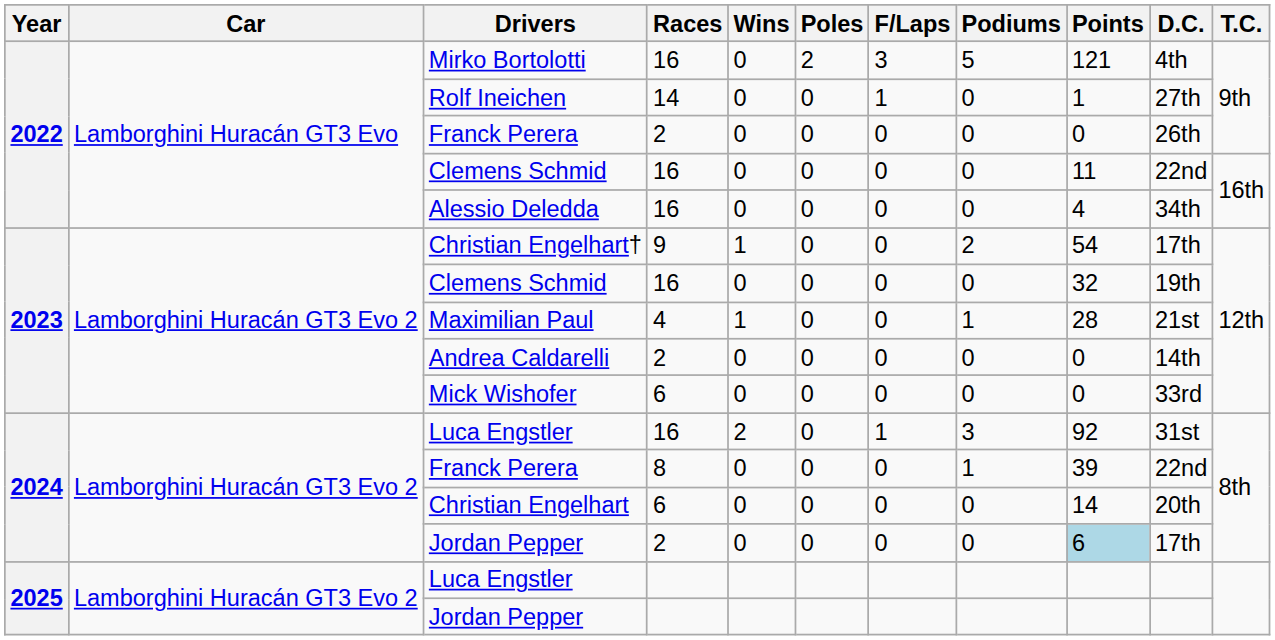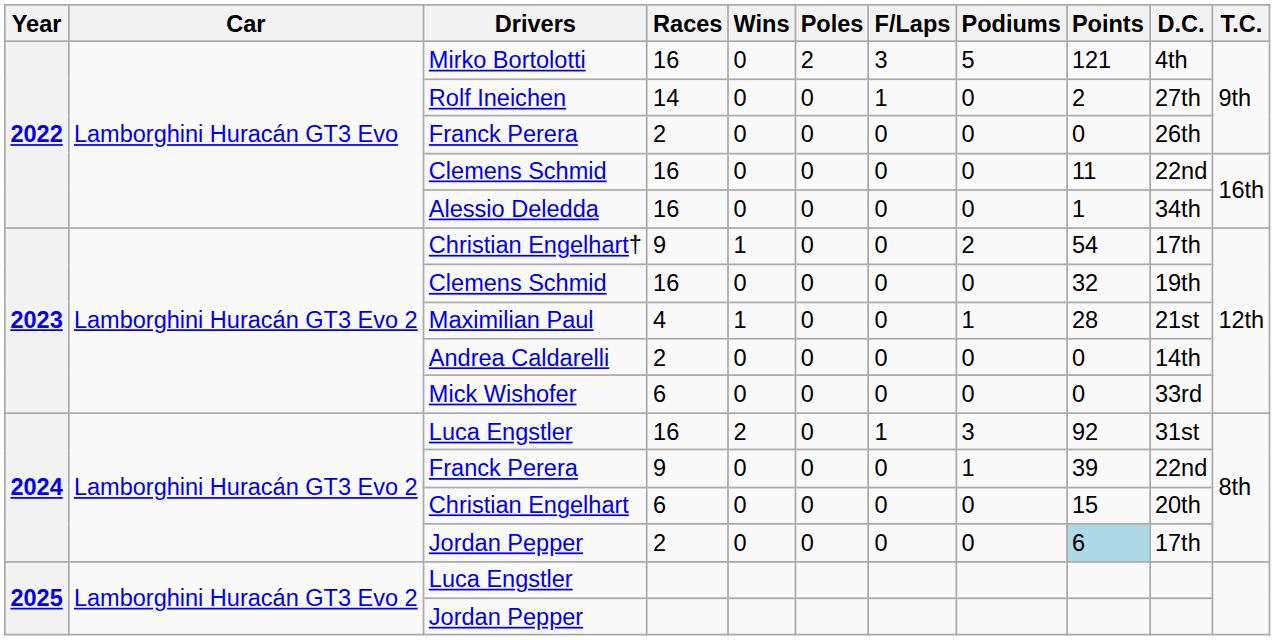(1078, 97) 1 -> (1078, 97) 2
(1078, 208) 4 -> (1078, 208) 1
(660, 468) 8 -> (660, 468) 9
(1085, 505) 14 -> (1085, 505) 15
